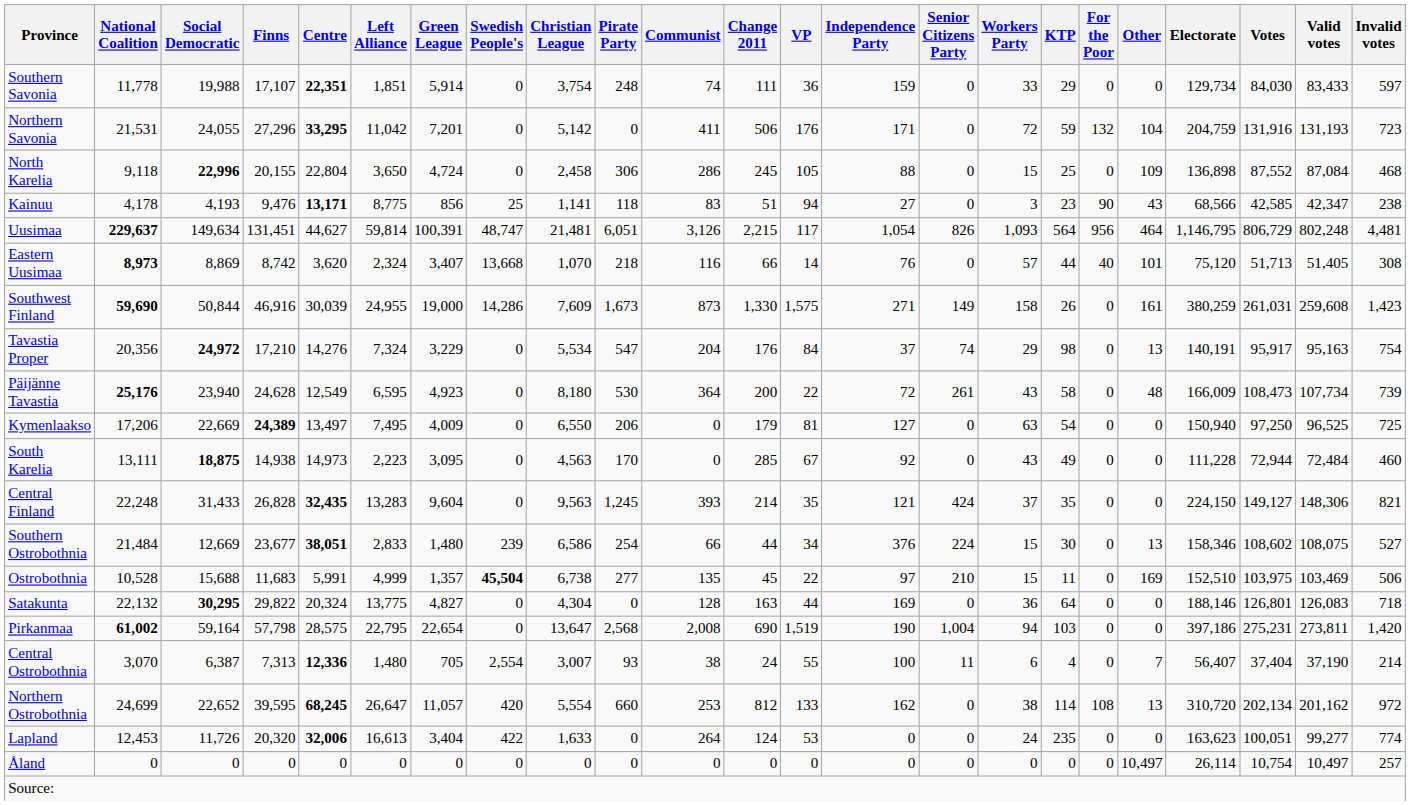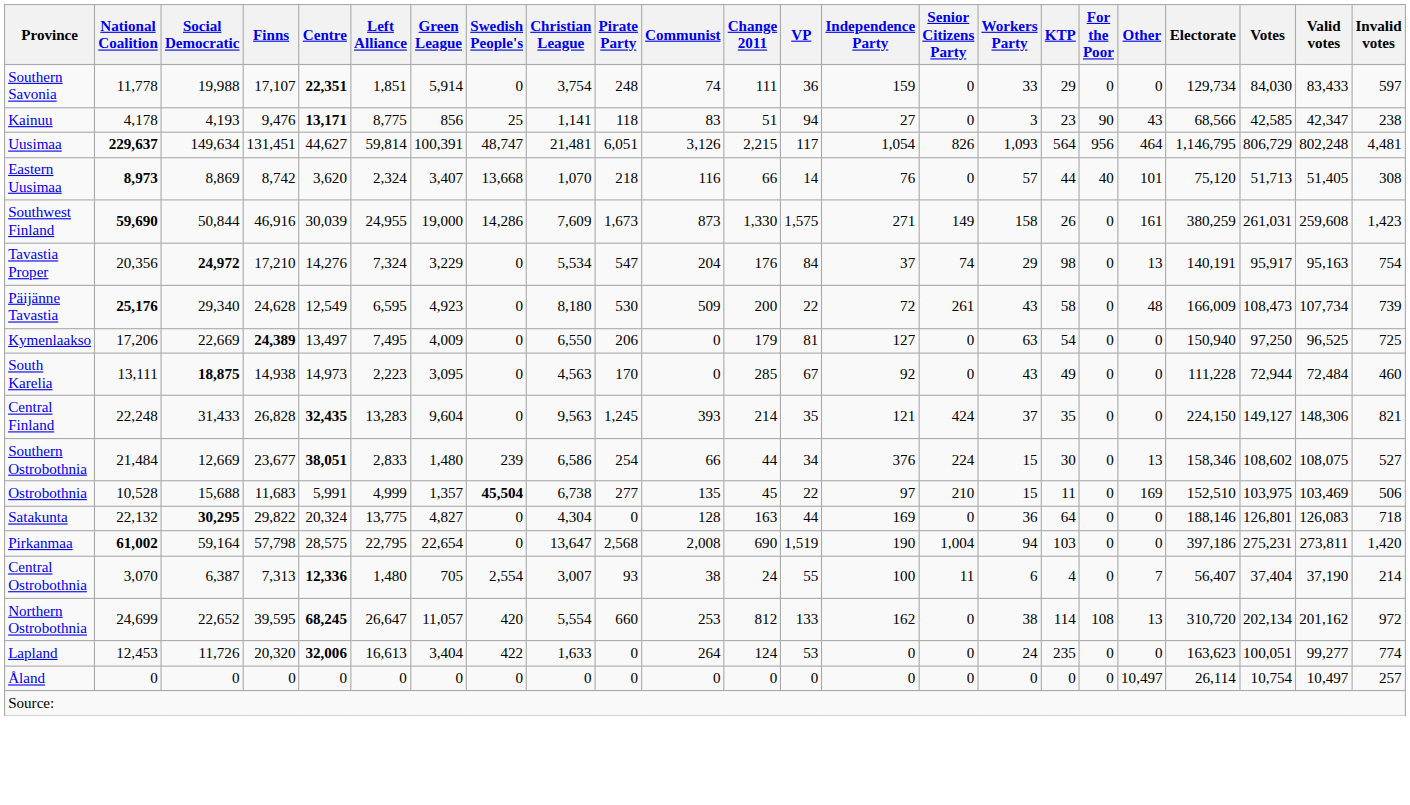- row: (35, 128)
- row: (30, 171)
(219, 391) 23,940 -> (219, 306) 29,340
(709, 391) 364 -> (709, 306) 509
